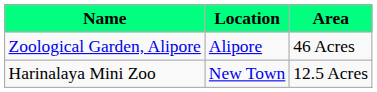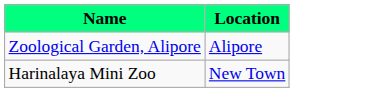- column: (331, 18)
